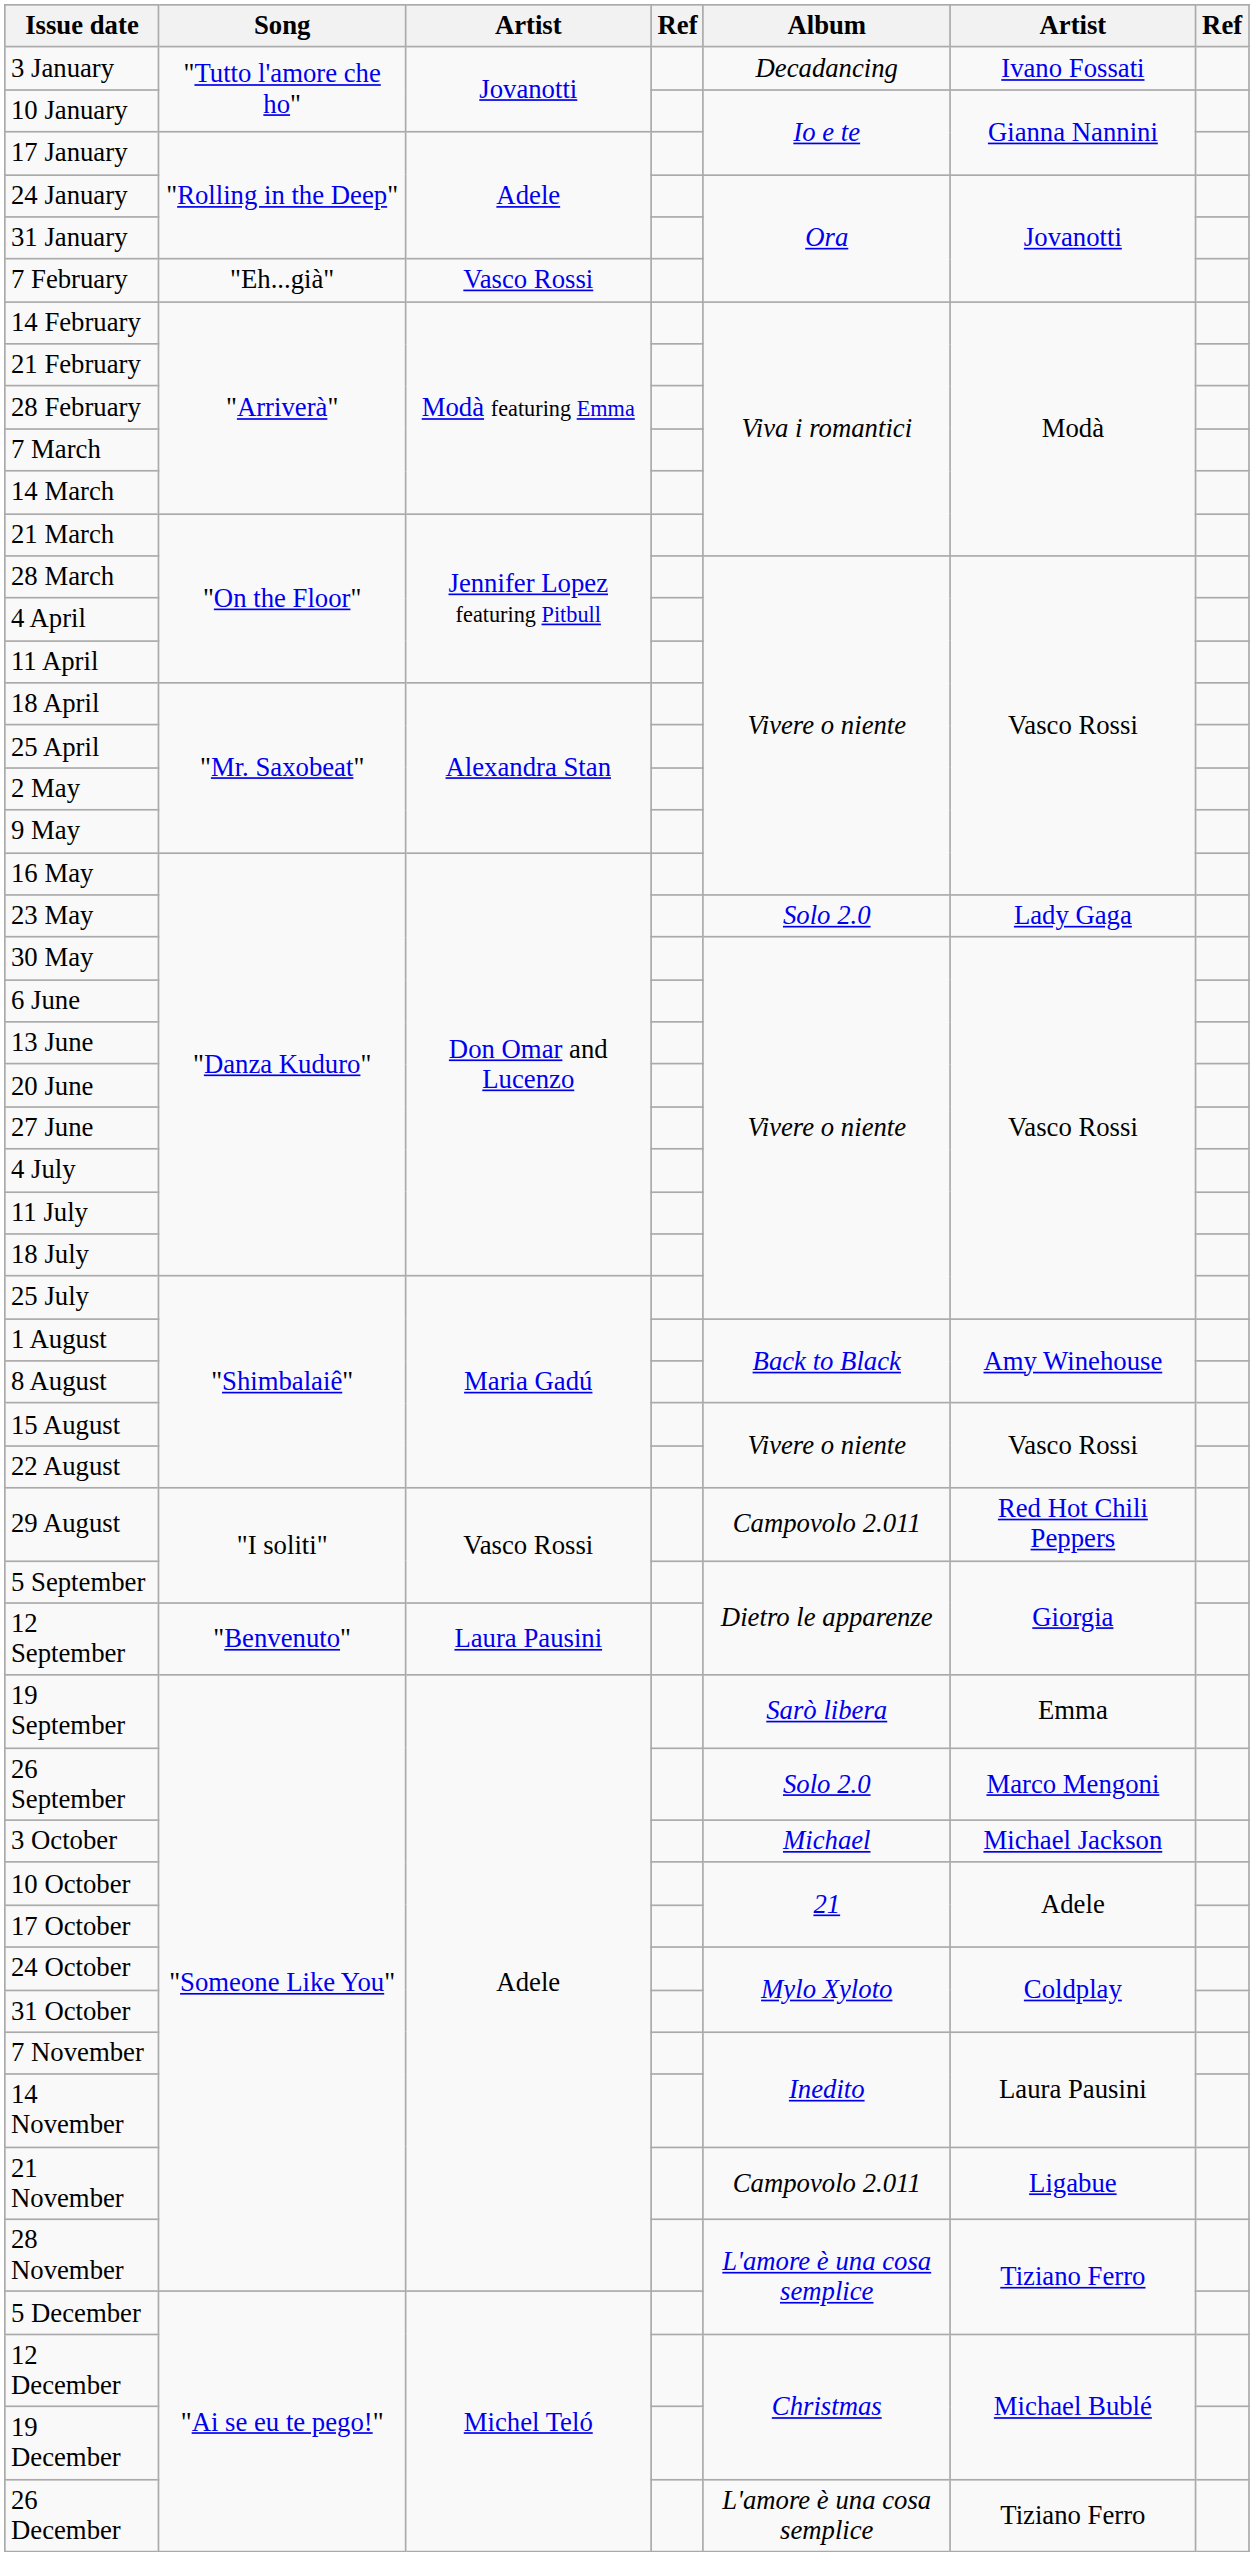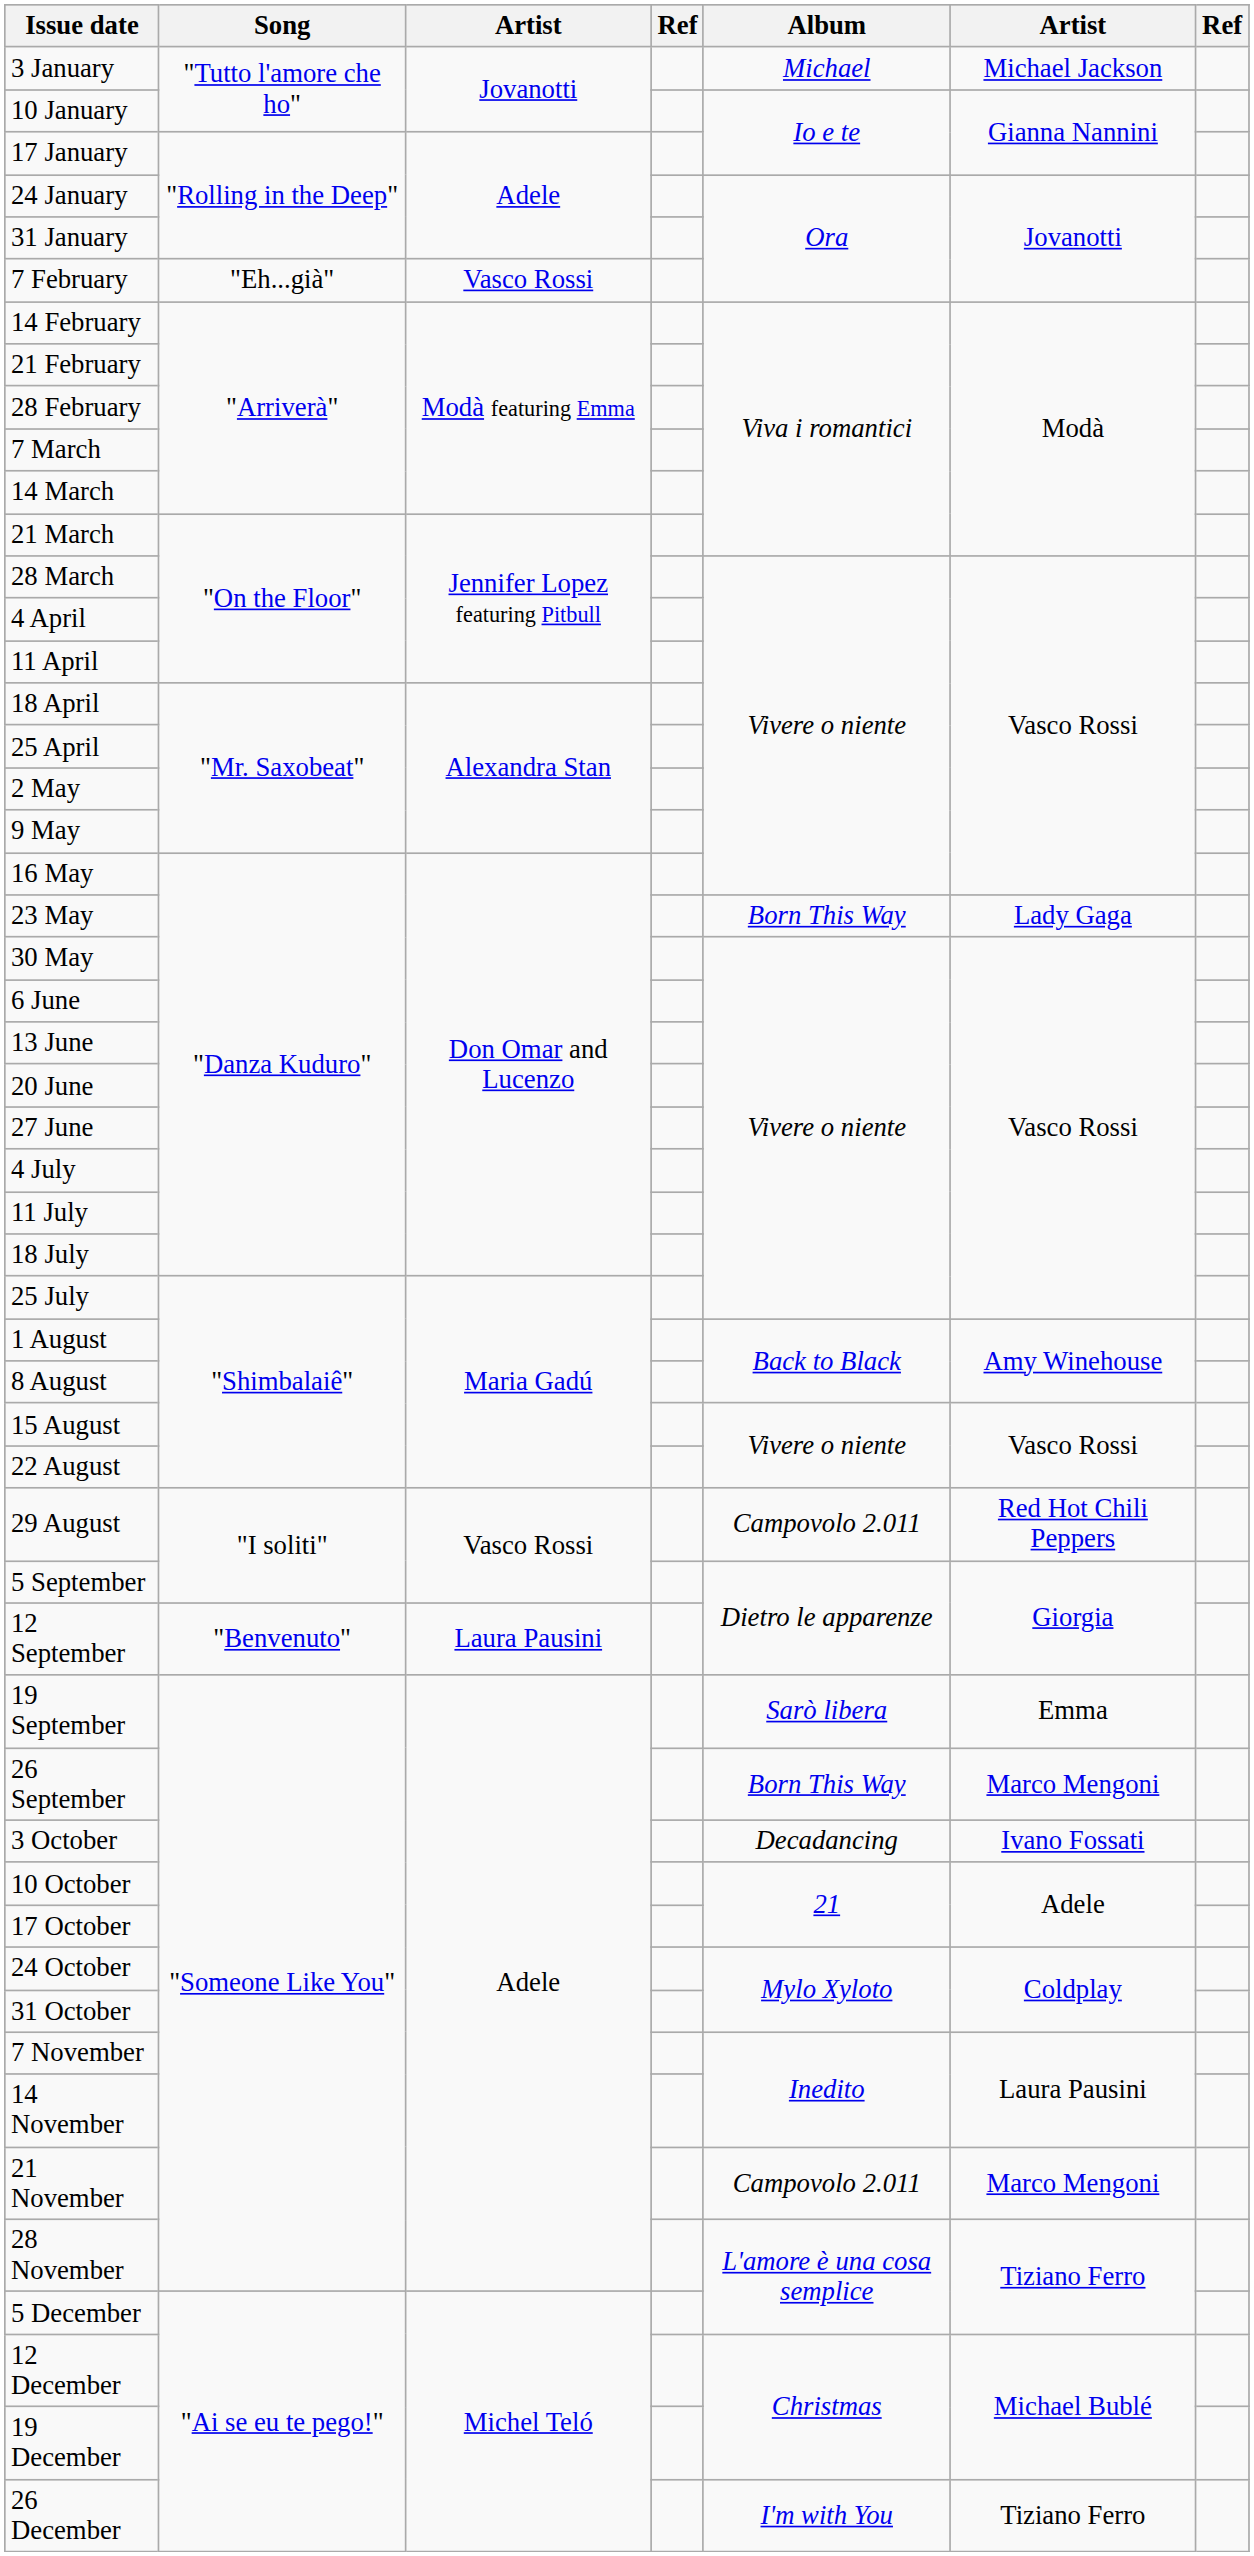(827, 68) Decadancing -> (827, 68) Michael
(1073, 68) Ivano Fossati -> (1073, 68) Michael Jackson
(827, 915) Solo 2.0 -> (827, 915) Born This Way
(827, 1783) Solo 2.0 -> (827, 1783) Born This Way
(827, 1840) Michael -> (827, 1840) Decadancing
(1073, 1840) Michael Jackson -> (1073, 1840) Ivano Fossati
(1073, 2182) Ligabue -> (1073, 2182) Marco Mengoni
(827, 2514) L'amore è una cosa semplice -> (827, 2514) I'm with You
